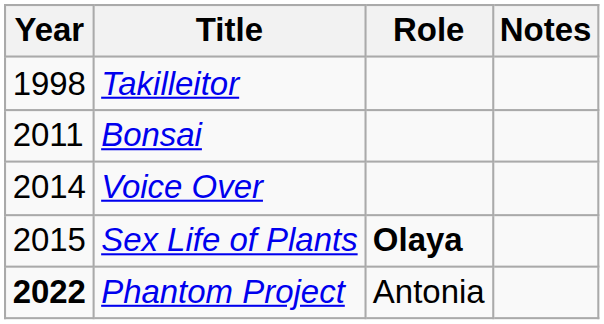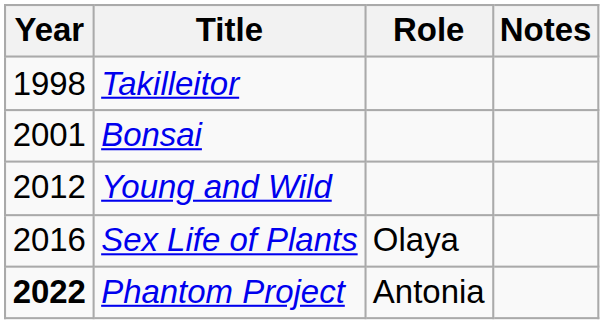(48, 135) 2011 -> (49, 135) 2001
+ row: (216, 187)
- row: (182, 187)
(49, 239) 2015 -> (49, 239) 2016
(418, 239) bold -> (416, 239) normal
